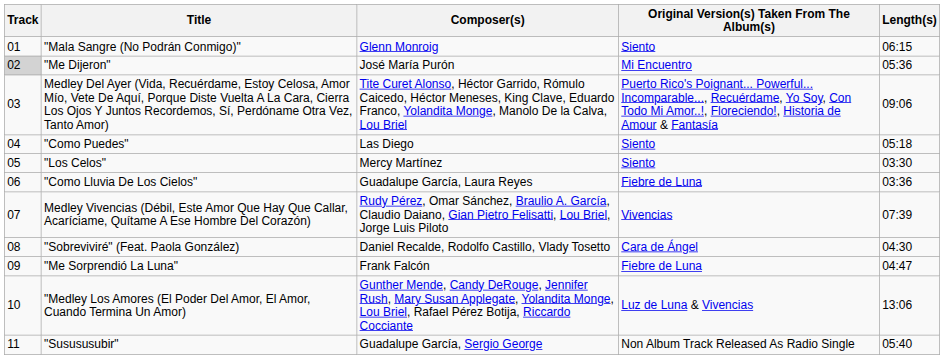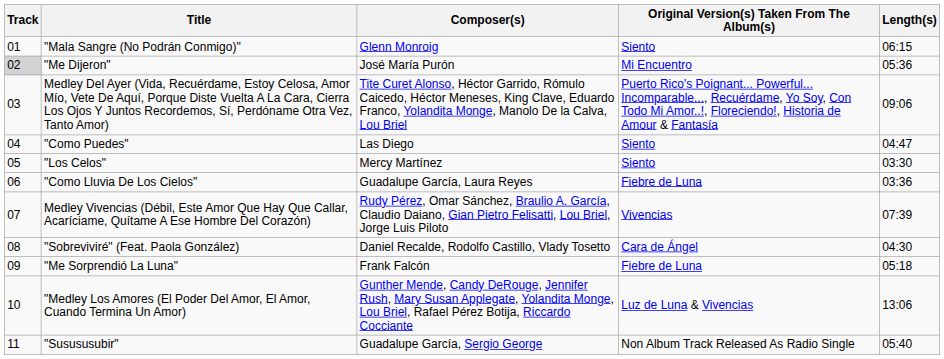(897, 144) 05:18 -> (897, 144) 04:47
(897, 266) 04:47 -> (897, 266) 05:18
